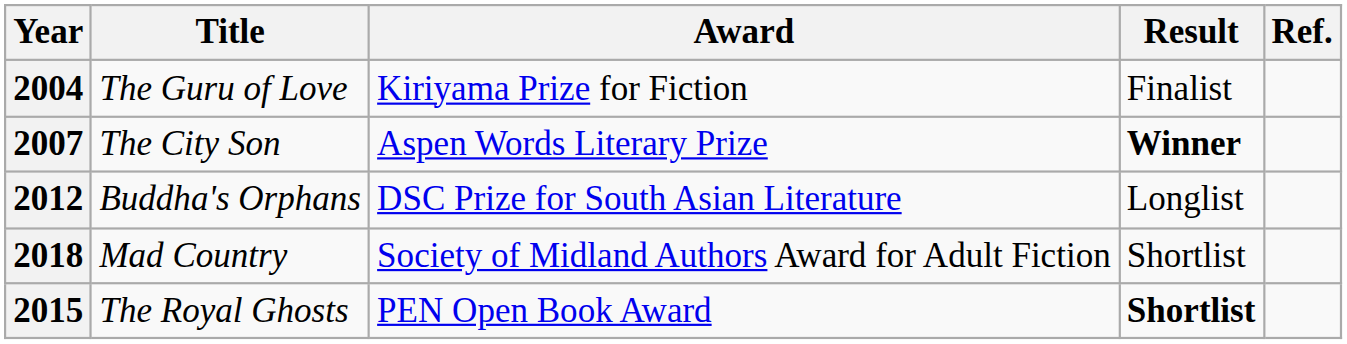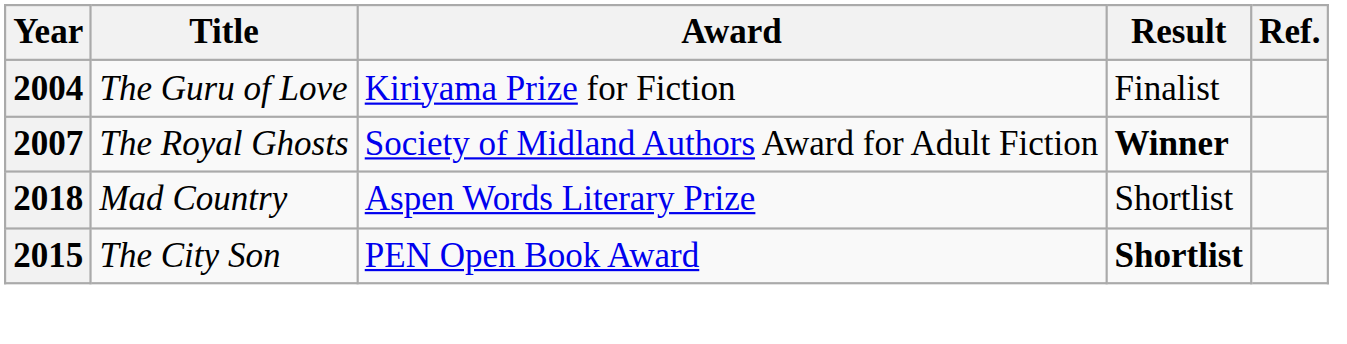(190, 143) The City Son -> (224, 143) The Royal Ghosts
(572, 143) Aspen Words Literary Prize -> (732, 143) Society of Midland Authors Award for Adult Fiction
- row: (48, 198)
(744, 254) Society of Midland Authors Award for Adult Fiction -> (560, 198) Aspen Words Literary Prize
(224, 310) The Royal Ghosts -> (190, 254) The City Son
